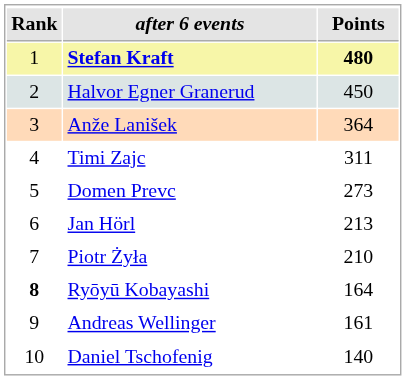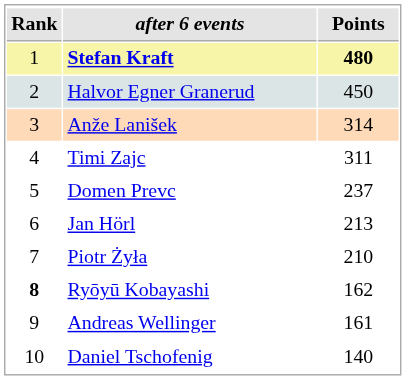(358, 124) 364 -> (358, 124) 314
(358, 190) 273 -> (358, 190) 237
(358, 290) 164 -> (358, 290) 162
